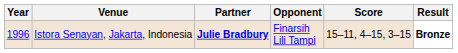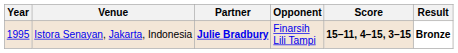(18, 35) 1996 -> (18, 35) 1995
(369, 35) normal -> (369, 35) bold
